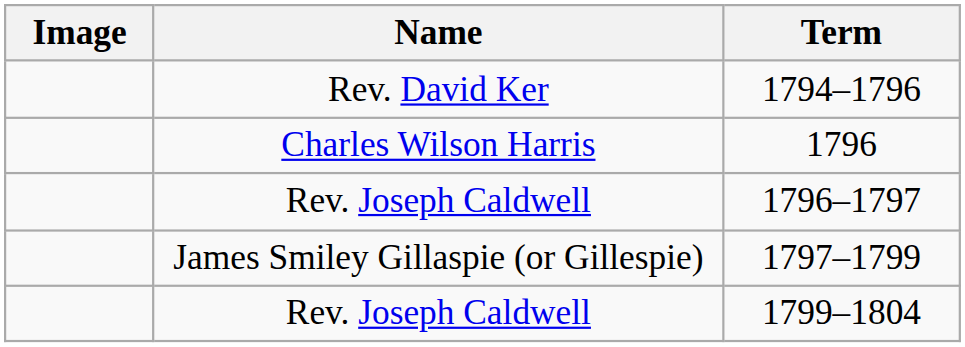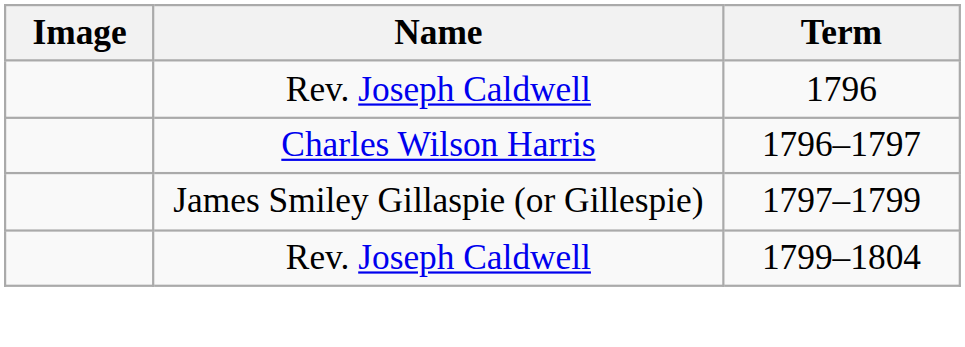- row: (841, 88)
(438, 144) Charles Wilson Harris -> (438, 88) Rev. Joseph Caldwell
(438, 200) Rev. Joseph Caldwell -> (438, 144) Charles Wilson Harris
